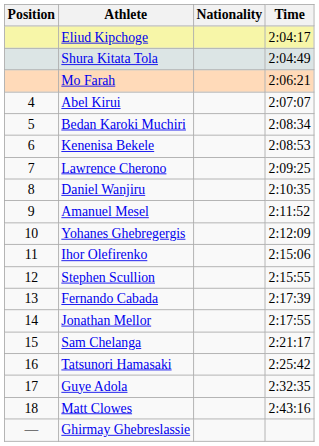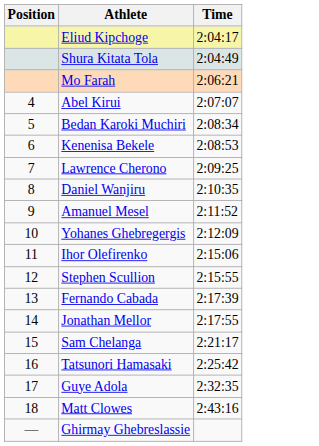- column: (229, 15)
